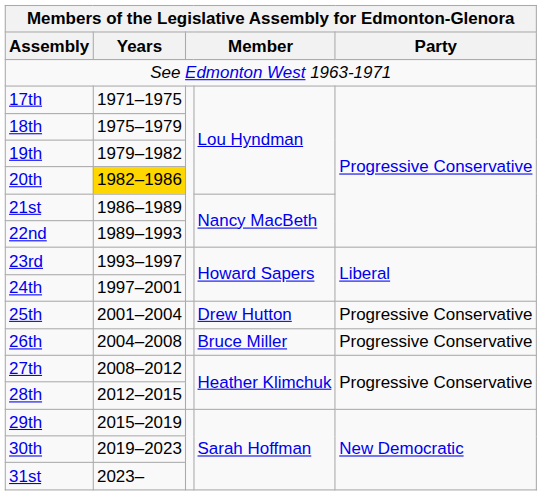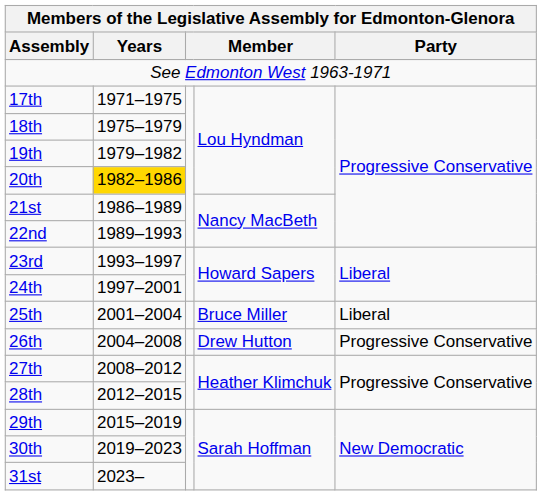(245, 314) Drew Hutton -> (242, 314) Bruce Miller
(436, 314) Progressive Conservative -> (365, 314) Liberal
(242, 341) Bruce Miller -> (245, 341) Drew Hutton
